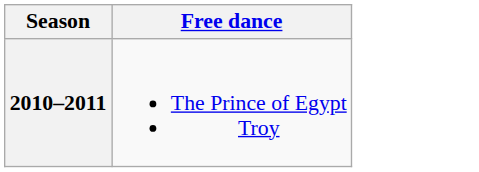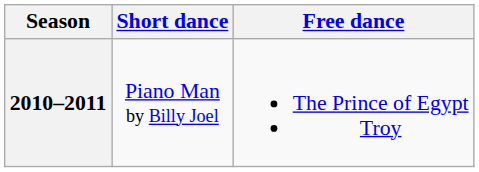+ column: (172, 21)
